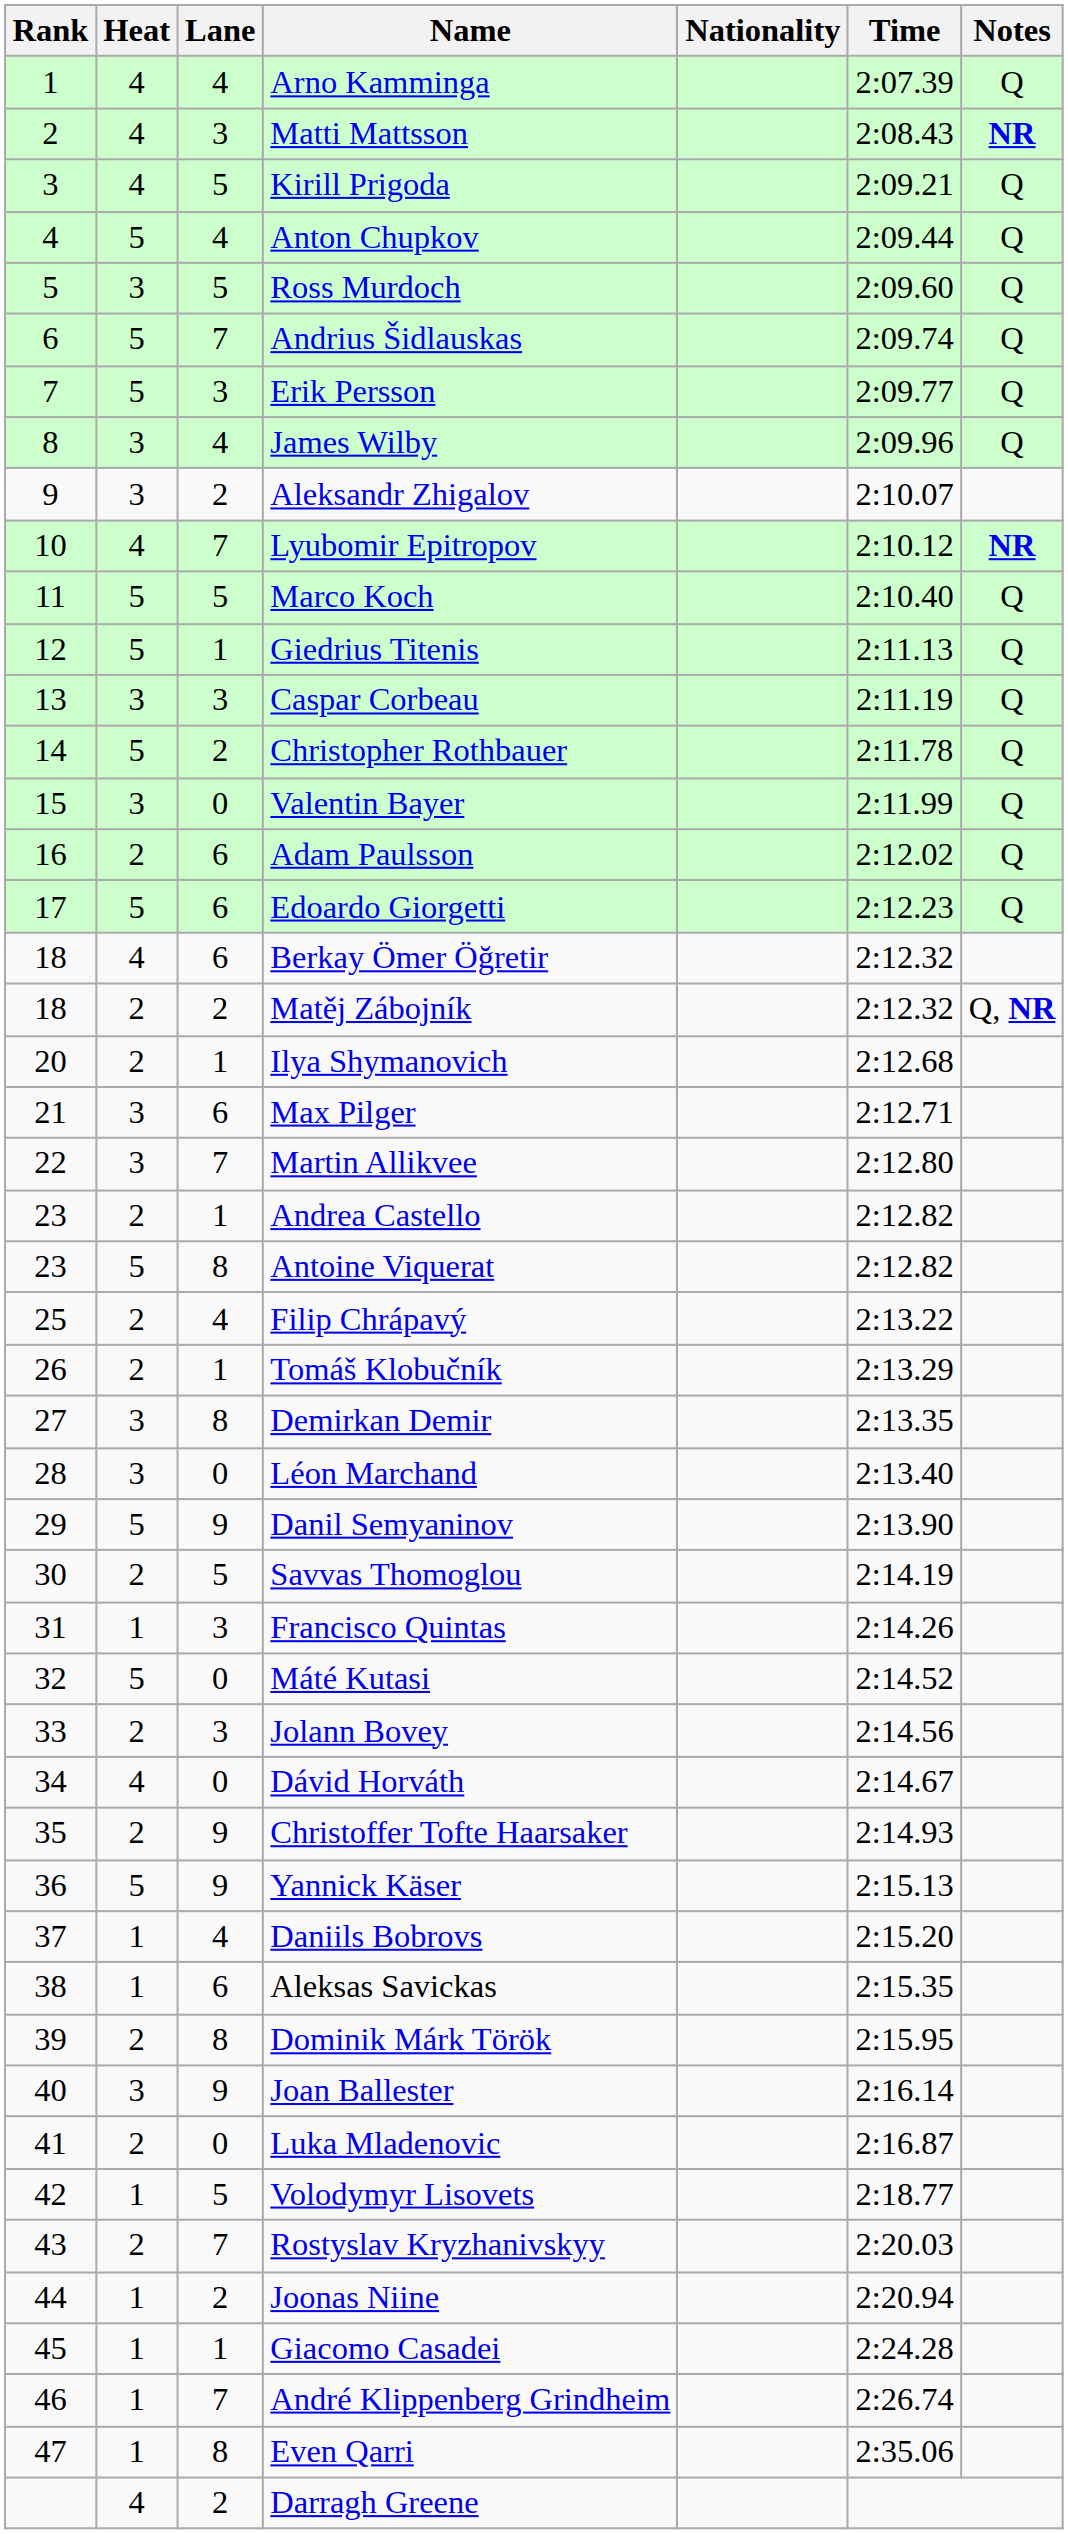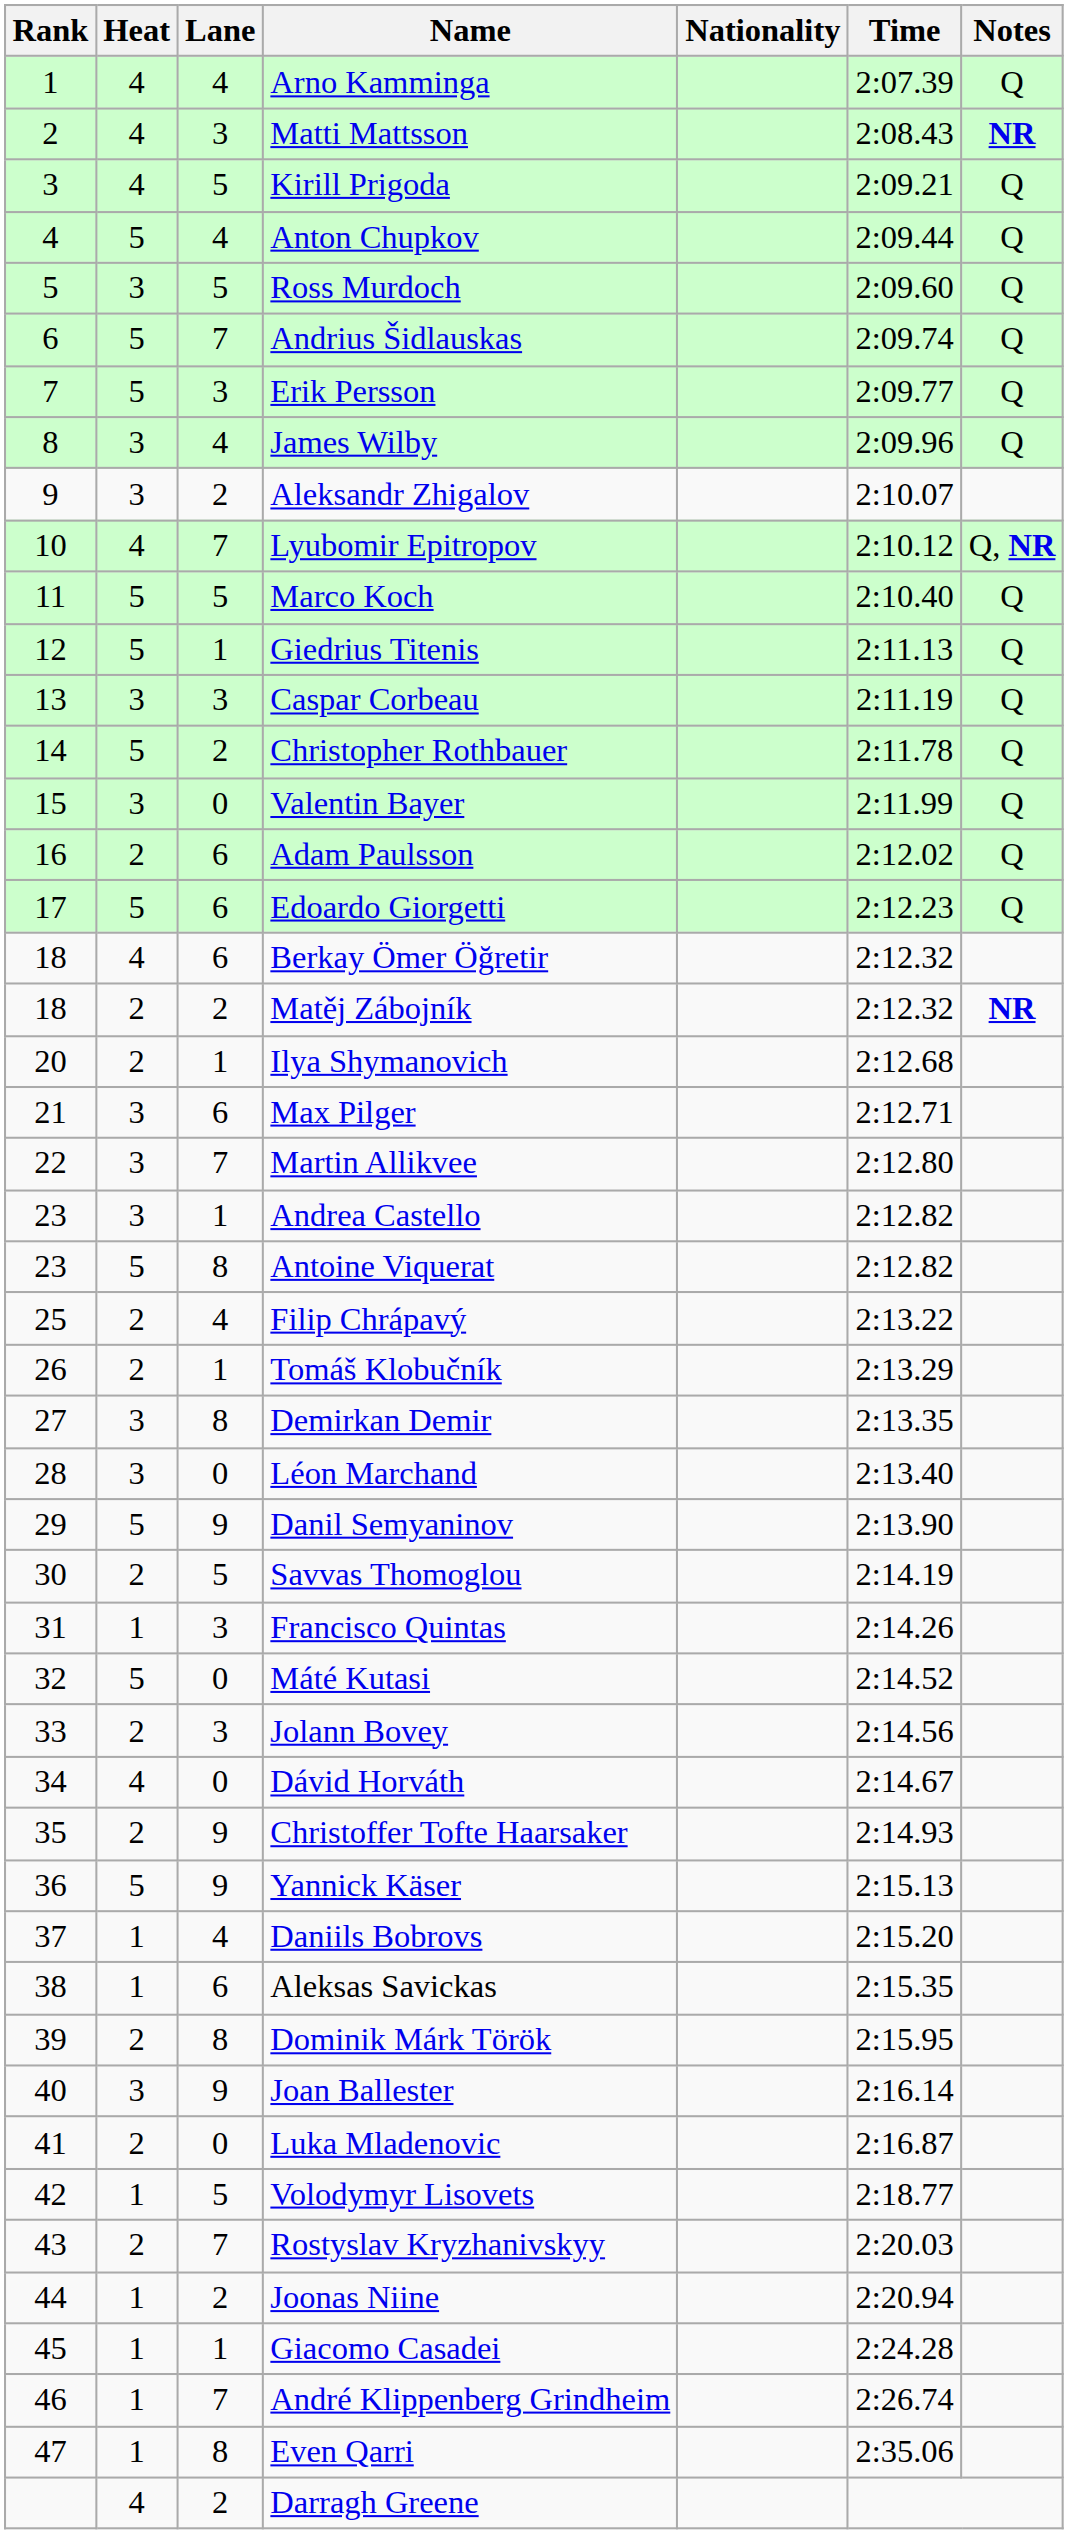(1012, 545) NR -> (1012, 545) Q, NR
(1012, 1008) Q, NR -> (1012, 1008) NR
(137, 1215) 2 -> (137, 1215) 3
